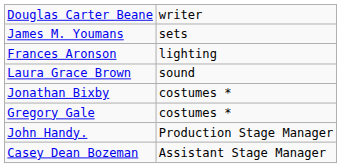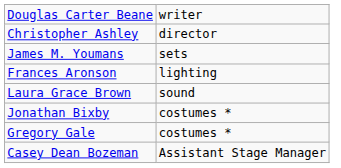+ row: (73, 34)
- row: (47, 133)
